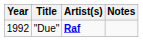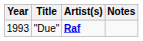(18, 28) 1992 -> (18, 28) 1993
